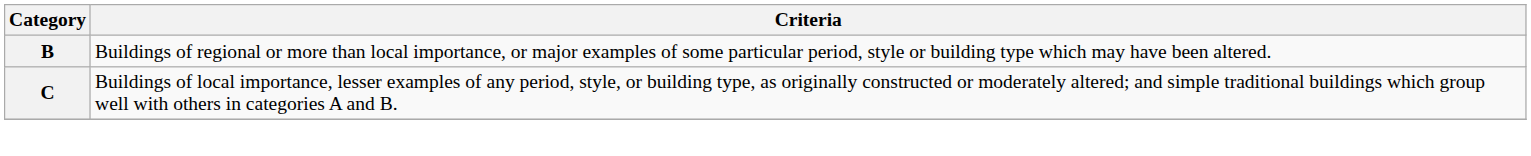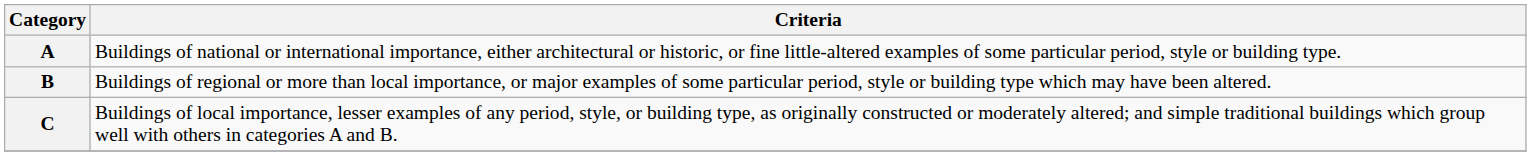+ row: (48, 50)
